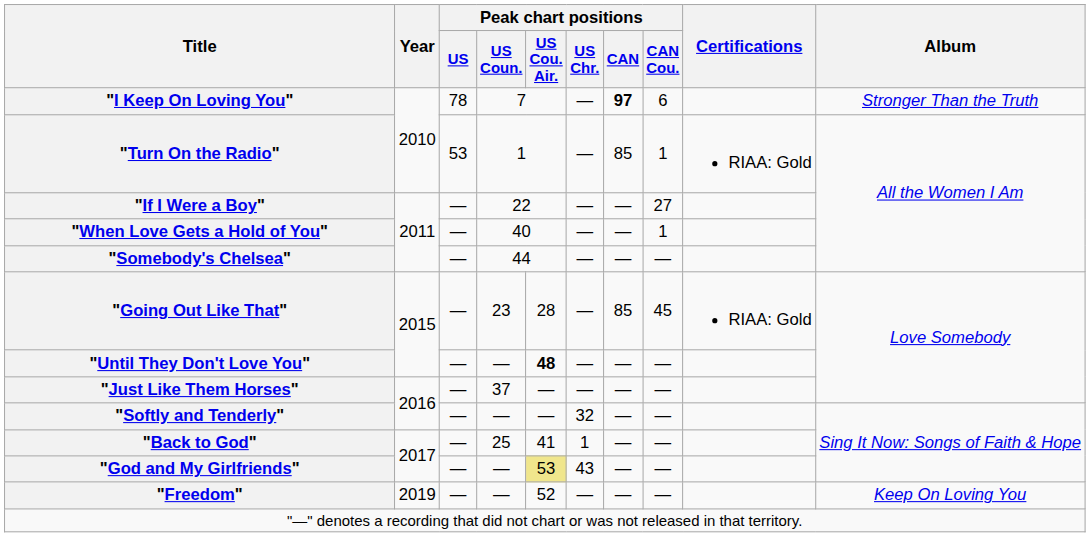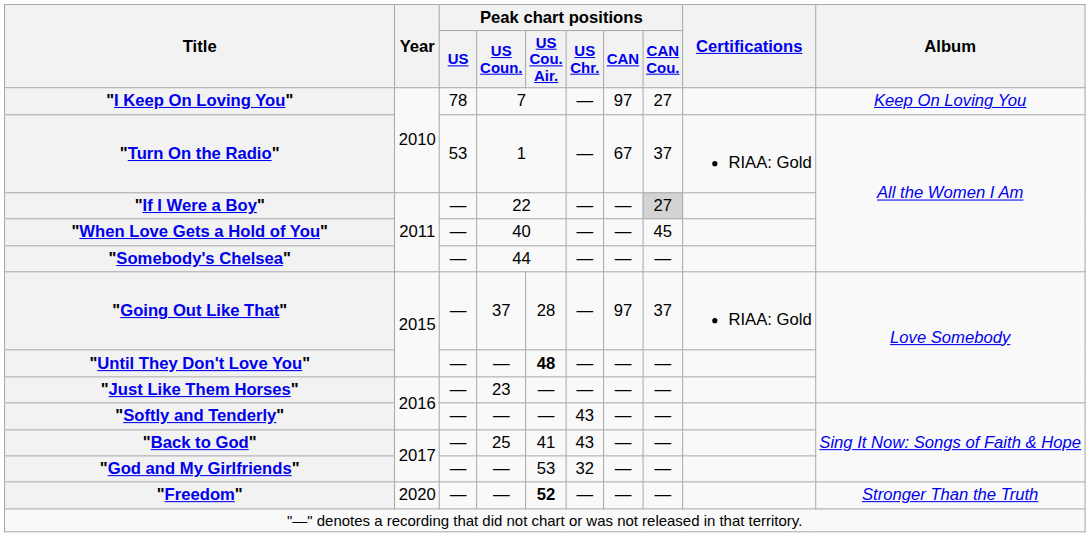(623, 101) bold -> (623, 101) normal
(663, 101) 6 -> (663, 101) 27
(950, 101) Stronger Than the Truth -> (950, 101) Keep On Loving You
(623, 153) 85 -> (623, 153) 67
(663, 153) 1 -> (663, 153) 37
(663, 205) no background -> (663, 205) lightgrey background
(663, 232) 1 -> (663, 232) 45
(501, 310) 23 -> (501, 310) 37
(623, 310) 85 -> (623, 310) 97
(663, 310) 45 -> (663, 310) 37
(501, 389) 37 -> (501, 389) 23
(585, 416) 32 -> (585, 416) 43
(585, 442) 1 -> (585, 442) 43
(546, 468) khaki background -> (546, 468) no background
(585, 468) 43 -> (585, 468) 32
(417, 495) 2019 -> (417, 495) 2020
(546, 495) normal -> (546, 495) bold
(950, 495) Keep On Loving You -> (950, 495) Stronger Than the Truth
